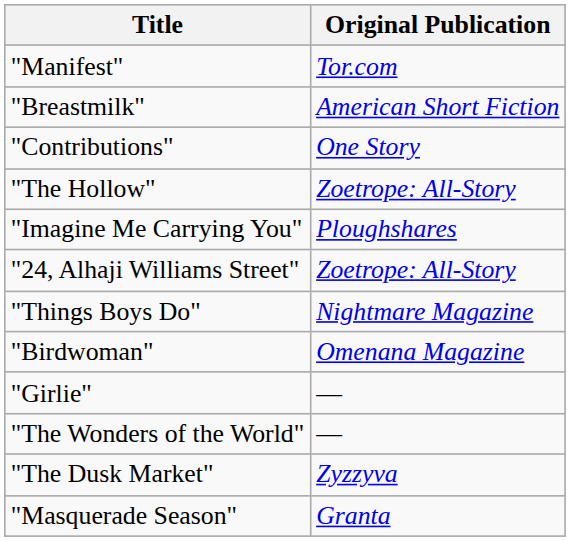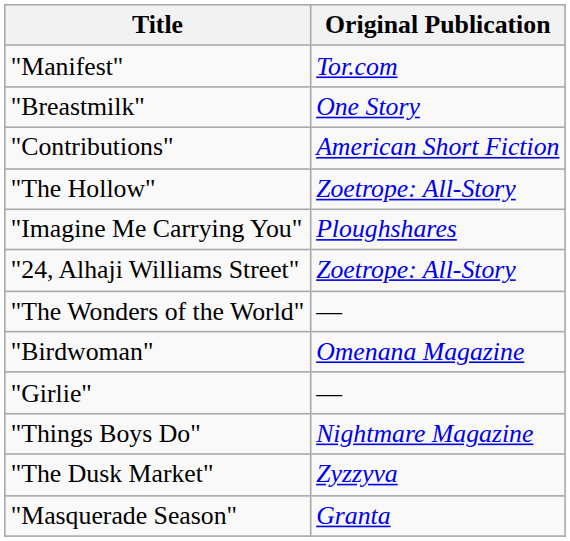(438, 106) American Short Fiction -> (368, 106) One Story
(368, 147) One Story -> (438, 147) American Short Fiction
rows swapped: (106, 310) <-> (158, 433)
